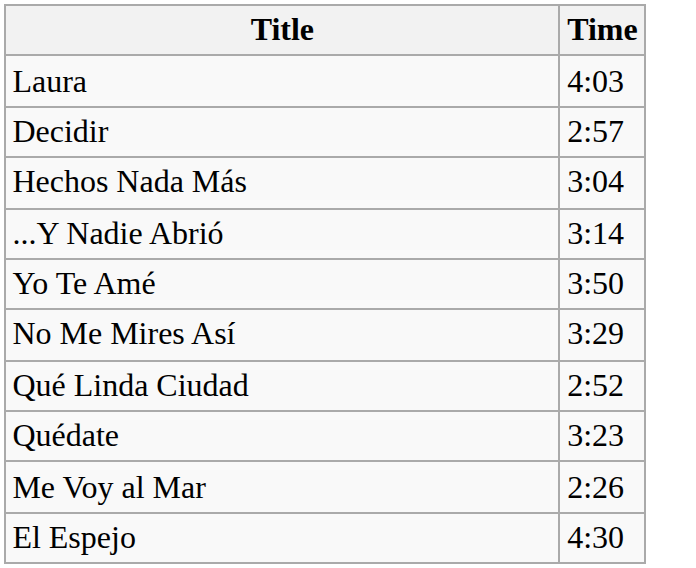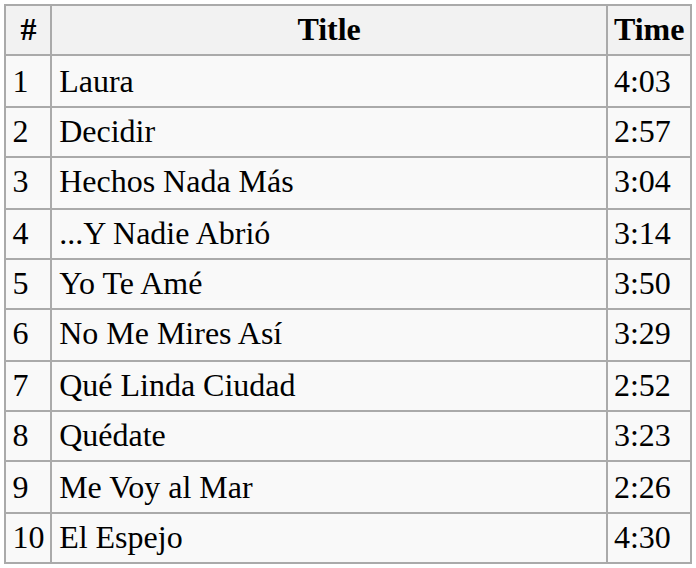+ column: (28, 29)
